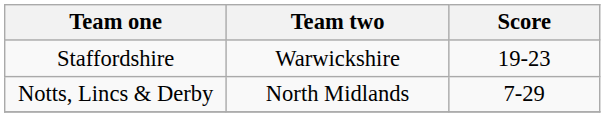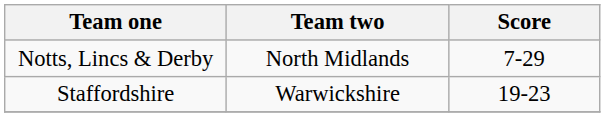rows swapped: (116, 93) <-> (116, 58)
